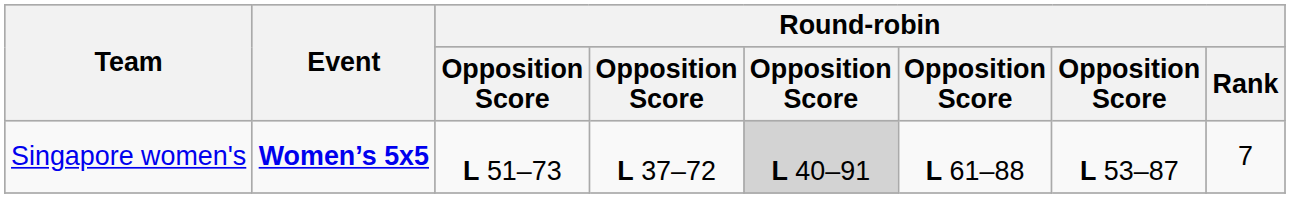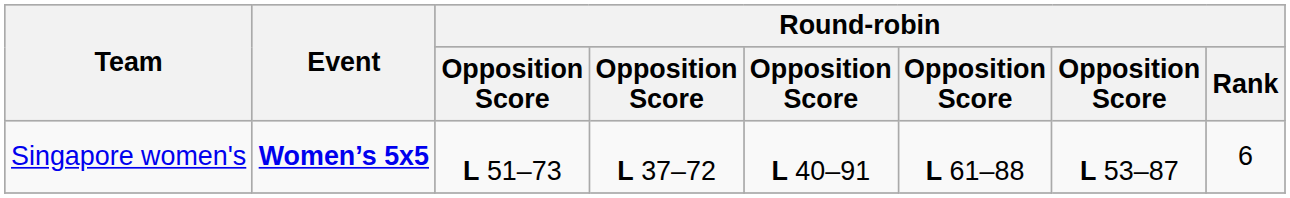(821, 171) lightgrey background -> (821, 171) no background
(1245, 156) 7 -> (1245, 156) 6
